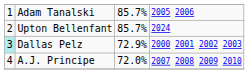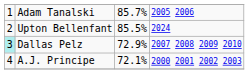(132, 29) 85.7% -> (132, 29) 85.5%
(197, 45) 2000 2001 2002 2003 -> (197, 45) 2007 2008 2009 2010
(132, 61) 72.0% -> (132, 61) 72.1%
(197, 61) 2007 2008 2009 2010 -> (197, 61) 2000 2001 2002 2003
